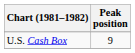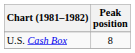(110, 40) 9 -> (110, 40) 8
